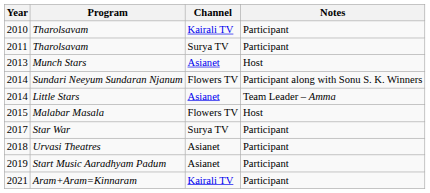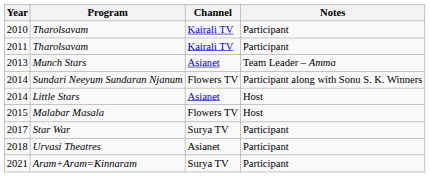(208, 46) Surya TV -> (210, 46) Kairali TV
(253, 63) Host -> (289, 63) Team Leader – Amma
(289, 96) Team Leader – Amma -> (253, 96) Host
- row: (17, 163)
(210, 180) Kairali TV -> (208, 163) Surya TV
